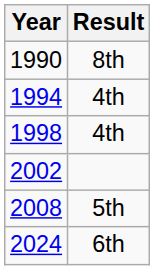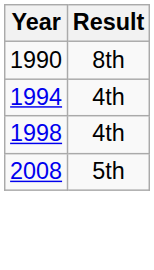- row: (36, 171)
- row: (36, 245)
